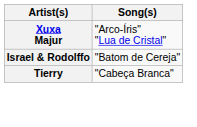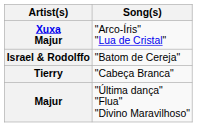+ row: (48, 102)
